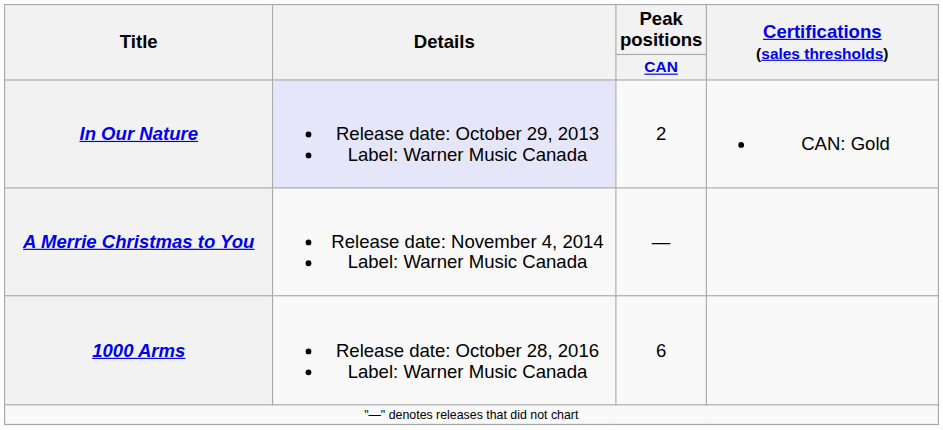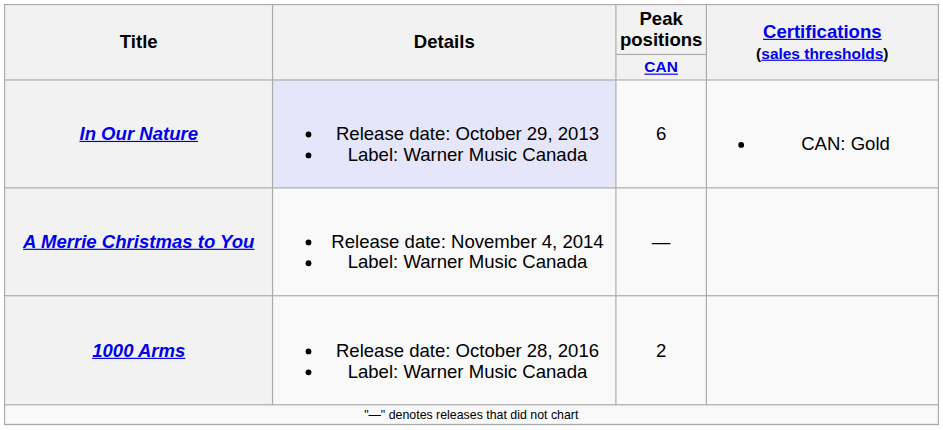(661, 133) 2 -> (661, 133) 6
(661, 350) 6 -> (661, 350) 2
